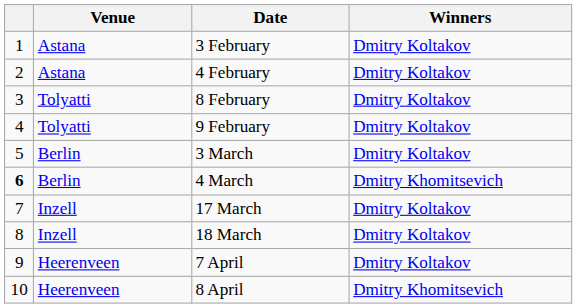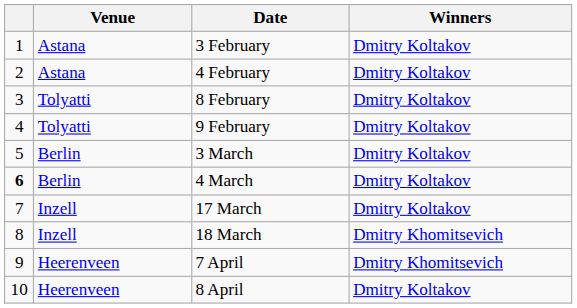(428, 180) Dmitry Khomitsevich -> (412, 180) Dmitry Koltakov
(412, 235) Dmitry Koltakov -> (428, 235) Dmitry Khomitsevich
(412, 262) Dmitry Koltakov -> (428, 262) Dmitry Khomitsevich
(428, 289) Dmitry Khomitsevich -> (412, 289) Dmitry Koltakov
